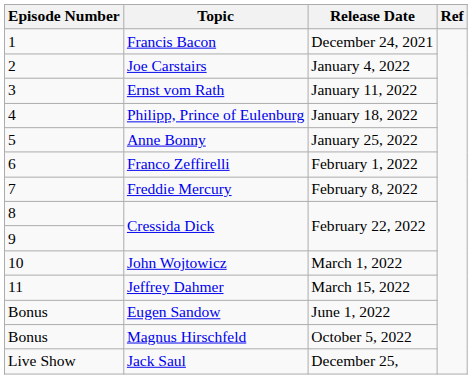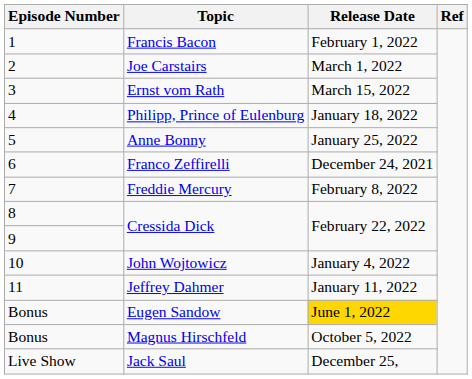(372, 41) December 24, 2021 -> (365, 41) February 1, 2022
(361, 66) January 4, 2022 -> (357, 66) March 1, 2022
(364, 90) January 11, 2022 -> (361, 90) March 15, 2022
(365, 164) February 1, 2022 -> (372, 164) December 24, 2021
(357, 262) March 1, 2022 -> (361, 262) January 4, 2022
(361, 287) March 15, 2022 -> (364, 287) January 11, 2022
(351, 312) no background -> (351, 312) gold background
